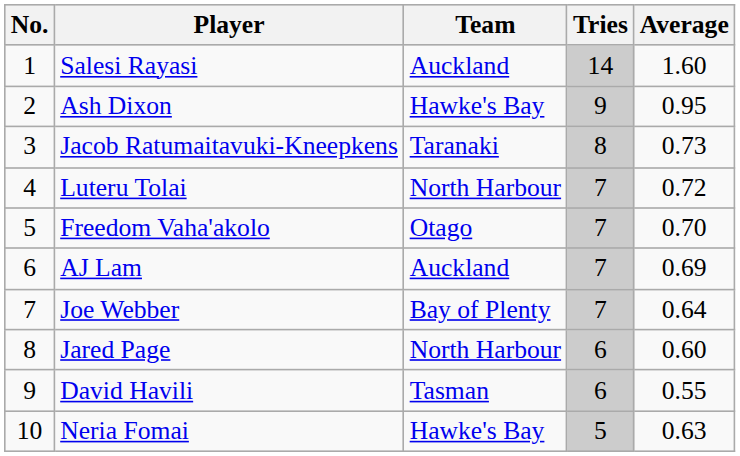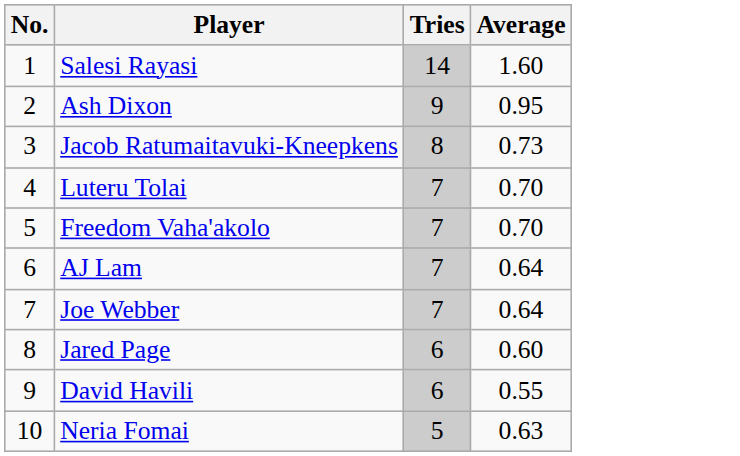- column: (485, 24)
(684, 187) 0.72 -> (521, 187) 0.70
(684, 268) 0.69 -> (521, 268) 0.64
